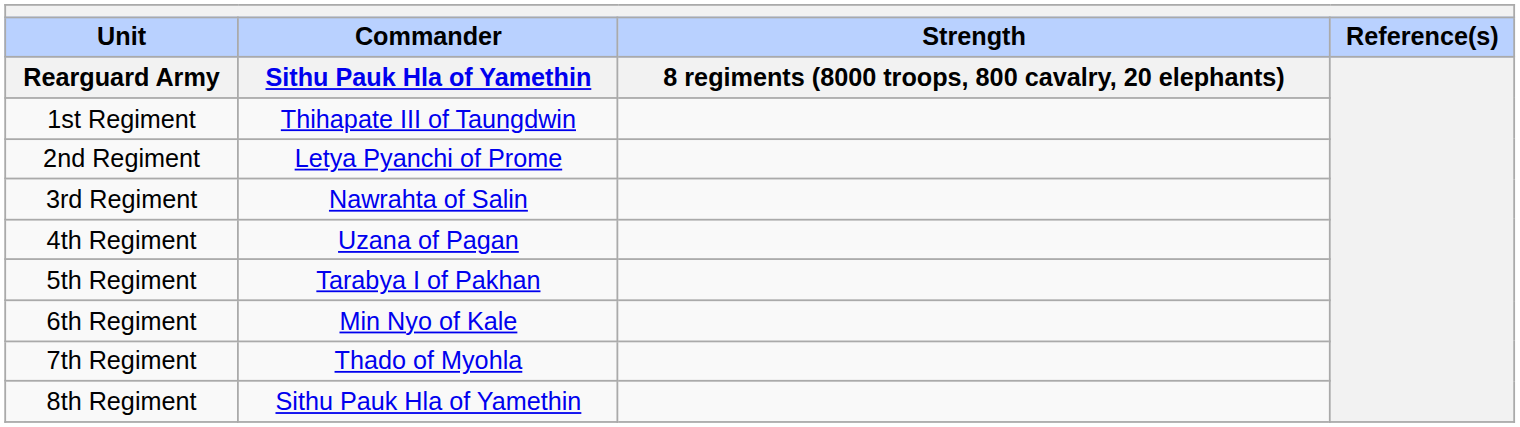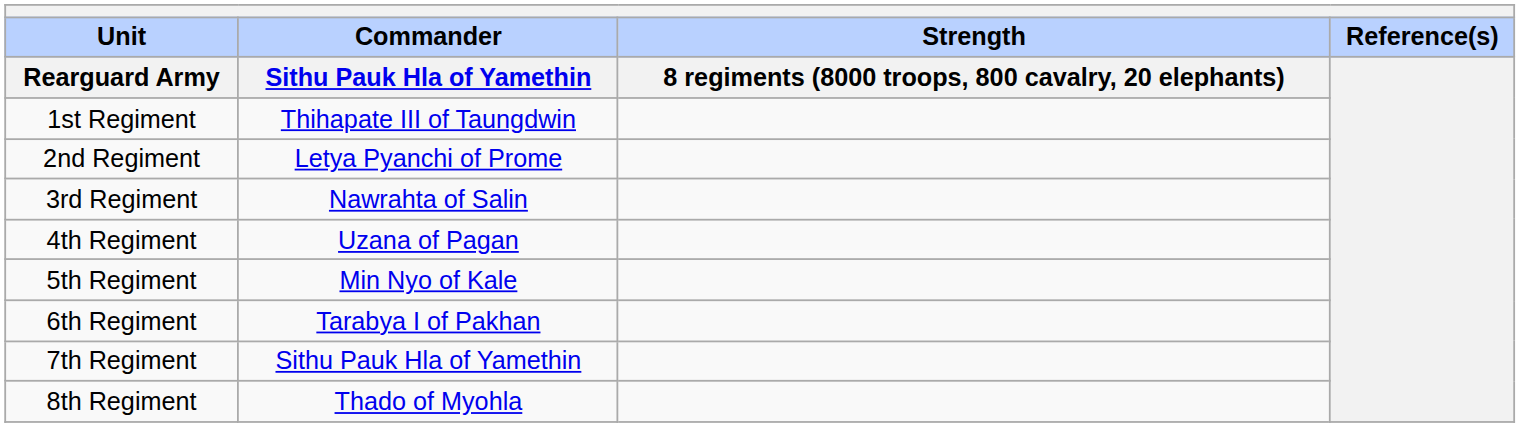(428, 280) Tarabya I of Pakhan -> (428, 280) Min Nyo of Kale
(428, 320) Min Nyo of Kale -> (428, 320) Tarabya I of Pakhan
(428, 361) Thado of Myohla -> (428, 361) Sithu Pauk Hla of Yamethin
(428, 401) Sithu Pauk Hla of Yamethin -> (428, 401) Thado of Myohla
